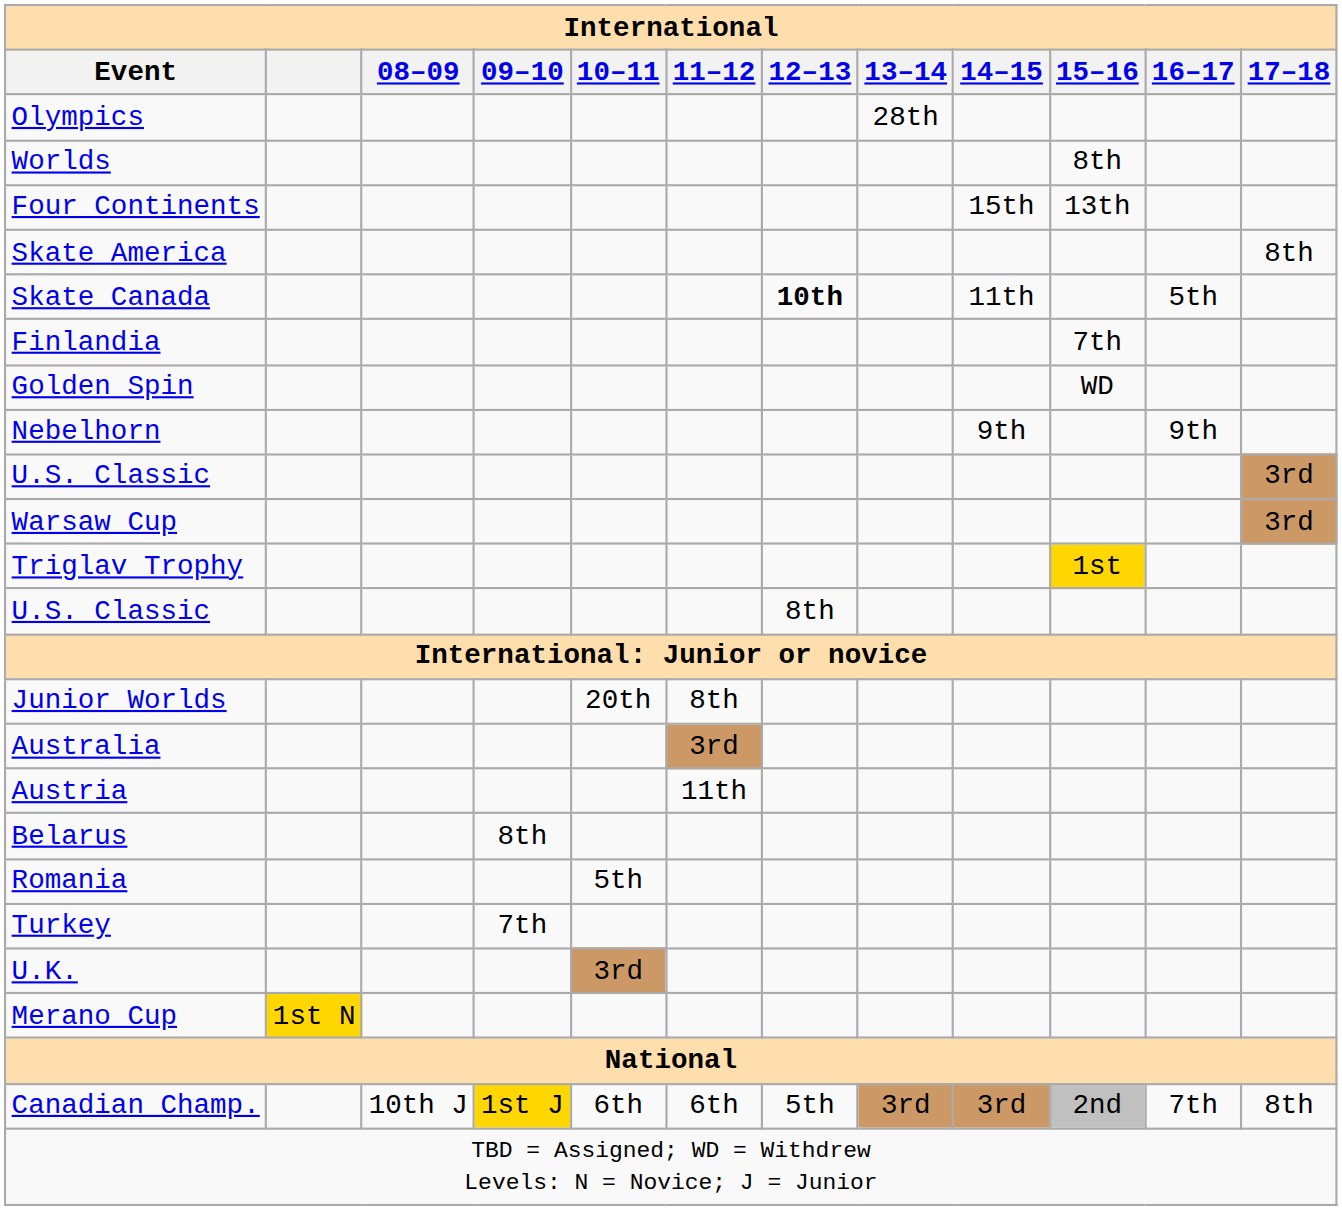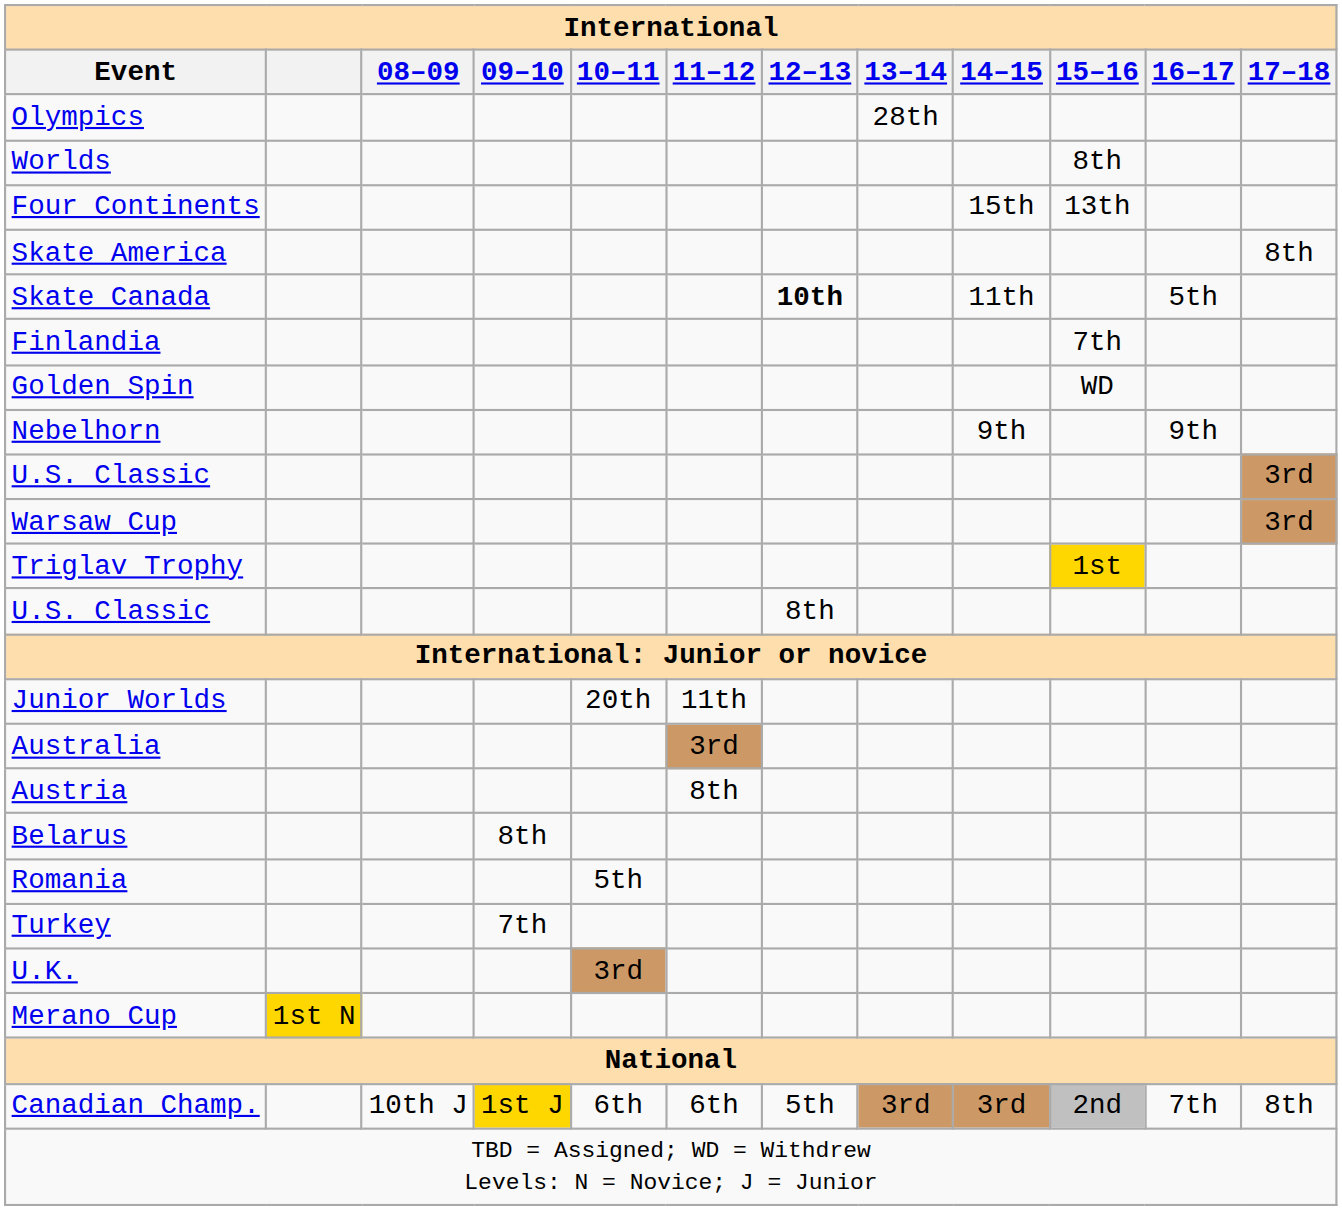(714, 701) 8th -> (714, 701) 11th
(714, 791) 11th -> (714, 791) 8th
